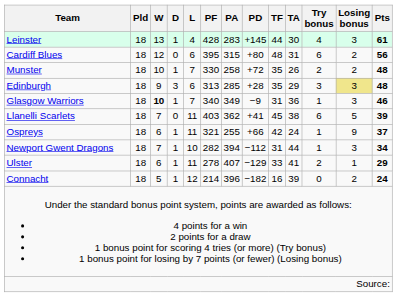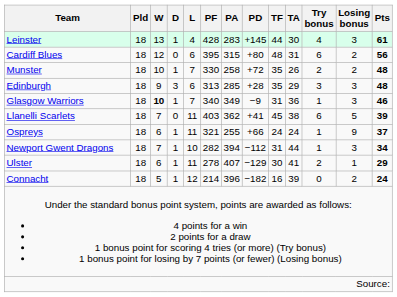(354, 85) khaki background -> (354, 85) no background
(277, 132) 42 -> (277, 132) 24
(277, 163) 33 -> (277, 163) 30
